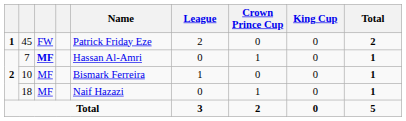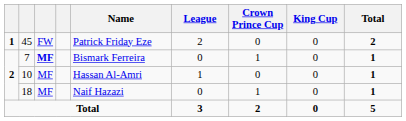(107, 58) Hassan Al-Amri -> (109, 58) Bismark Ferreira
(109, 74) Bismark Ferreira -> (107, 74) Hassan Al-Amri
